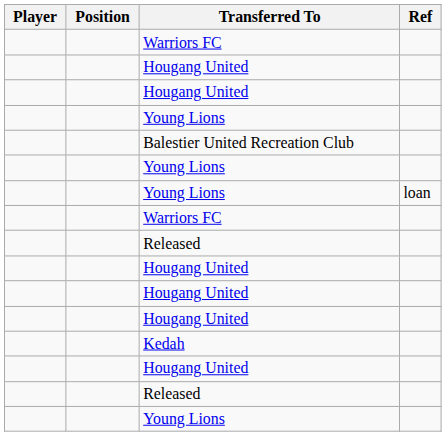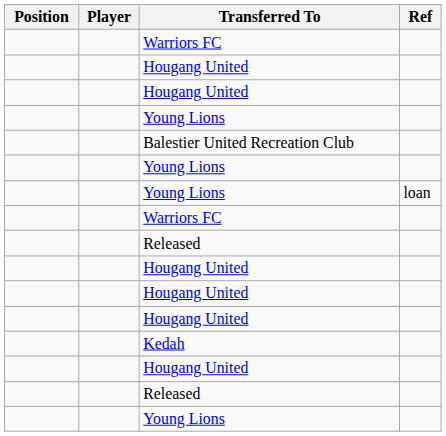columns swapped: (103, 17) <-> (35, 17)
